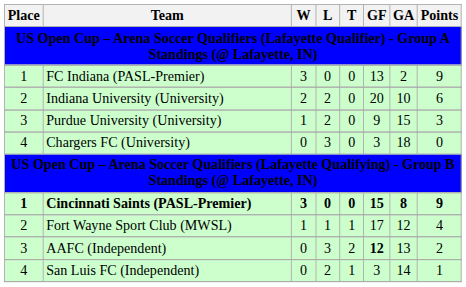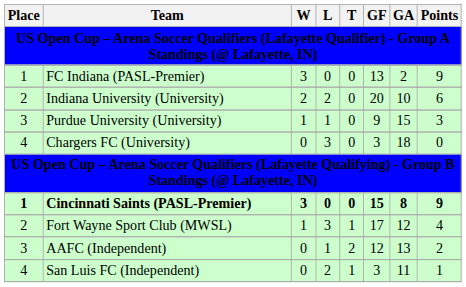(328, 120) 2 -> (328, 120) 1
(328, 225) 1 -> (328, 225) 3
(328, 248) 3 -> (328, 248) 1
(377, 248) bold -> (377, 248) normal
(404, 270) 14 -> (404, 270) 11
